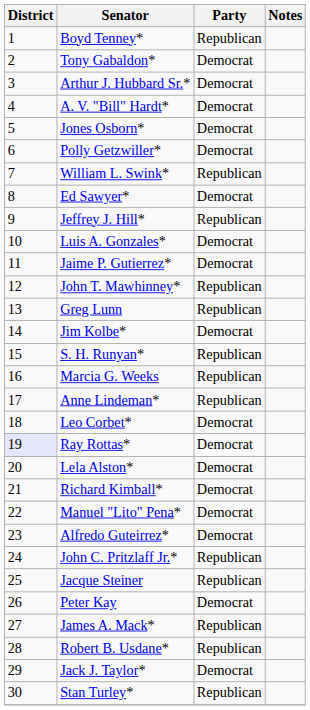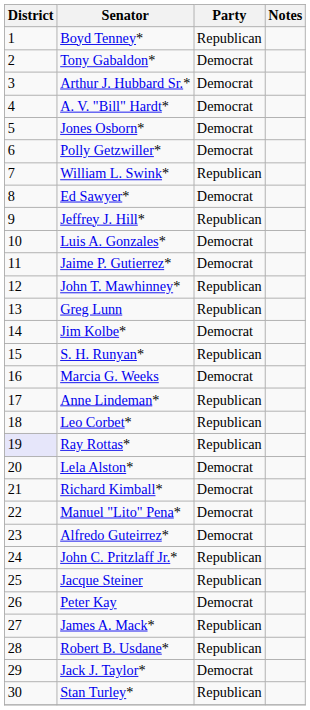(229, 377) Republican -> (225, 377) Democrat
(225, 422) Democrat -> (229, 422) Republican
(225, 444) Democrat -> (229, 444) Republican
